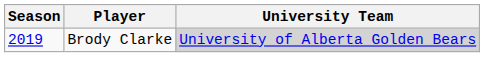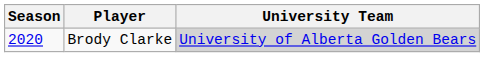(26, 40) 2019 -> (26, 40) 2020
